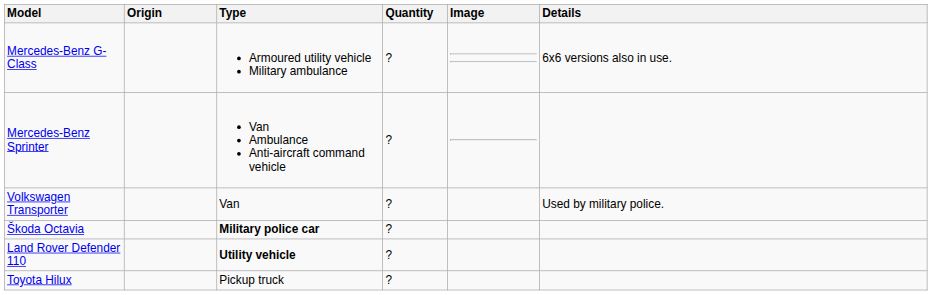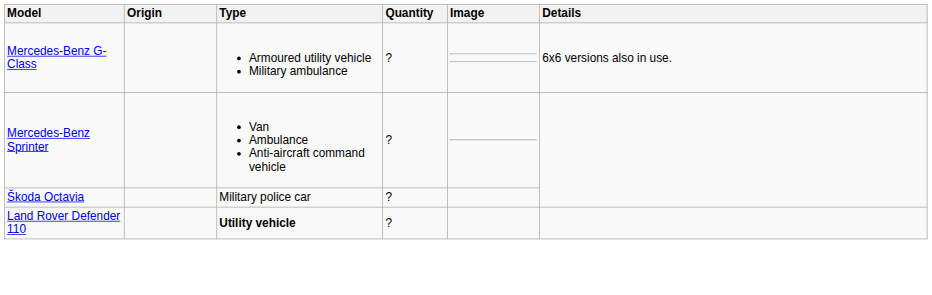- row: (39, 204)
(269, 229) bold -> (265, 197) normal
- row: (39, 280)
